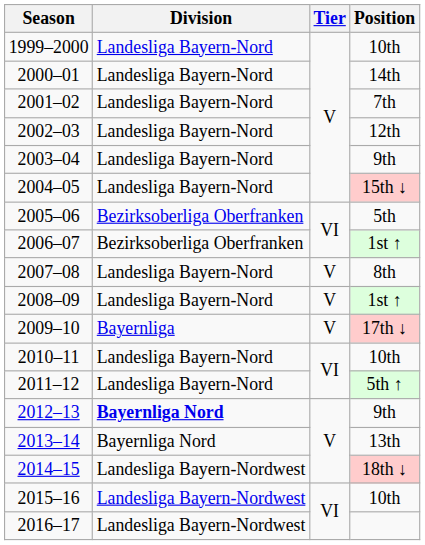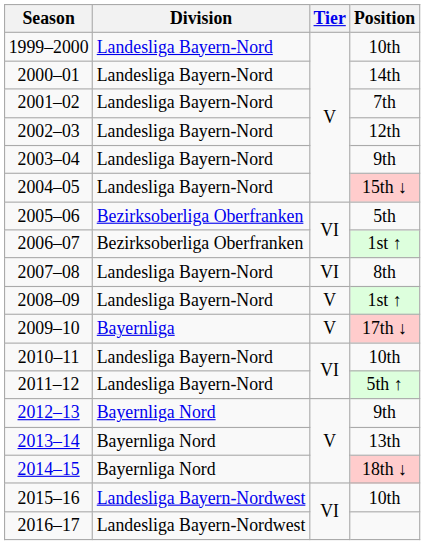(330, 272) V -> (330, 272) VI
(160, 412) bold -> (156, 412) normal
(201, 469) Landesliga Bayern-Nordwest -> (156, 469) Bayernliga Nord
